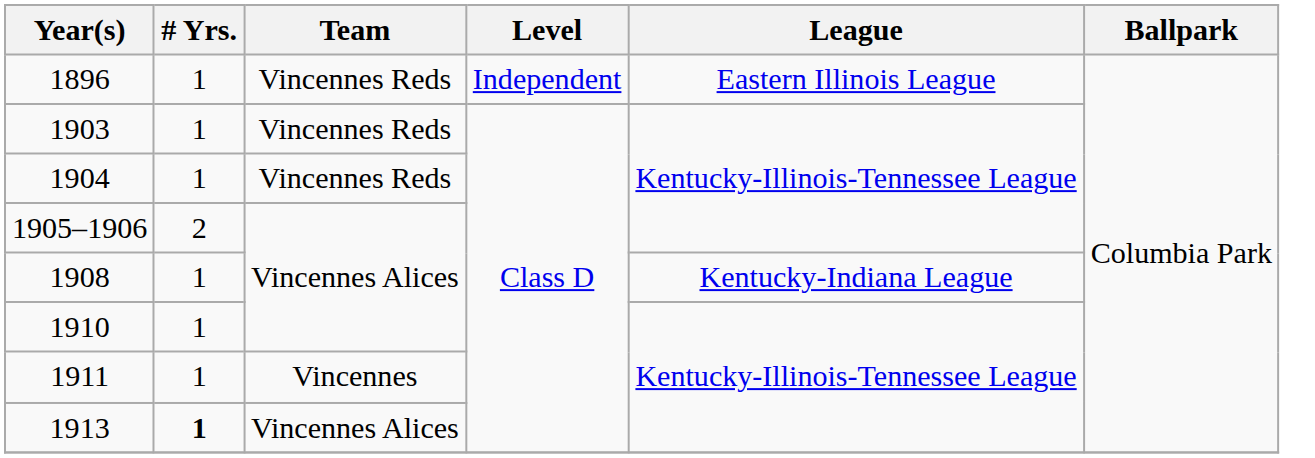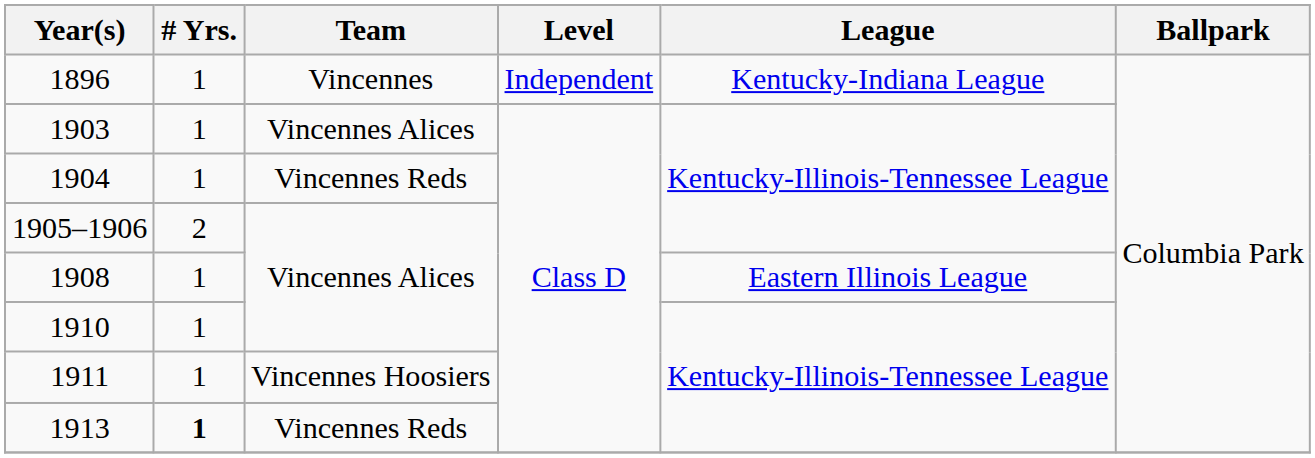(355, 79) Vincennes Reds -> (371, 79) Vincennes
(856, 79) Eastern Illinois League -> (888, 79) Kentucky-Indiana League
(355, 128) Vincennes Reds -> (371, 128) Vincennes Alices
(856, 277) Kentucky-Indiana League -> (888, 277) Eastern Illinois League
(355, 376) Vincennes -> (371, 376) Vincennes Hoosiers
(355, 426) Vincennes Alices -> (371, 426) Vincennes Reds
